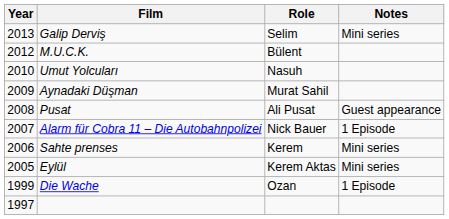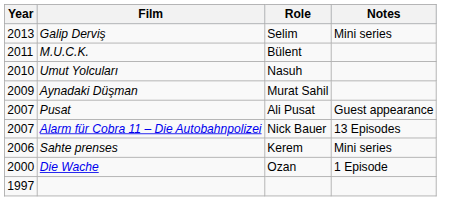(21, 53) 2012 -> (20, 53) 2011
(21, 110) 2008 -> (21, 110) 2007
(368, 129) 1 Episode -> (367, 129) 13 Episodes
- row: (53, 167)
(21, 186) 1999 -> (21, 167) 2000
